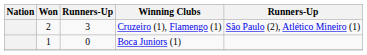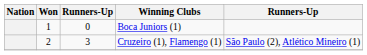rows swapped: (169, 27) <-> (149, 42)
